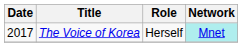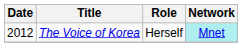(20, 32) 2017 -> (20, 32) 2012
